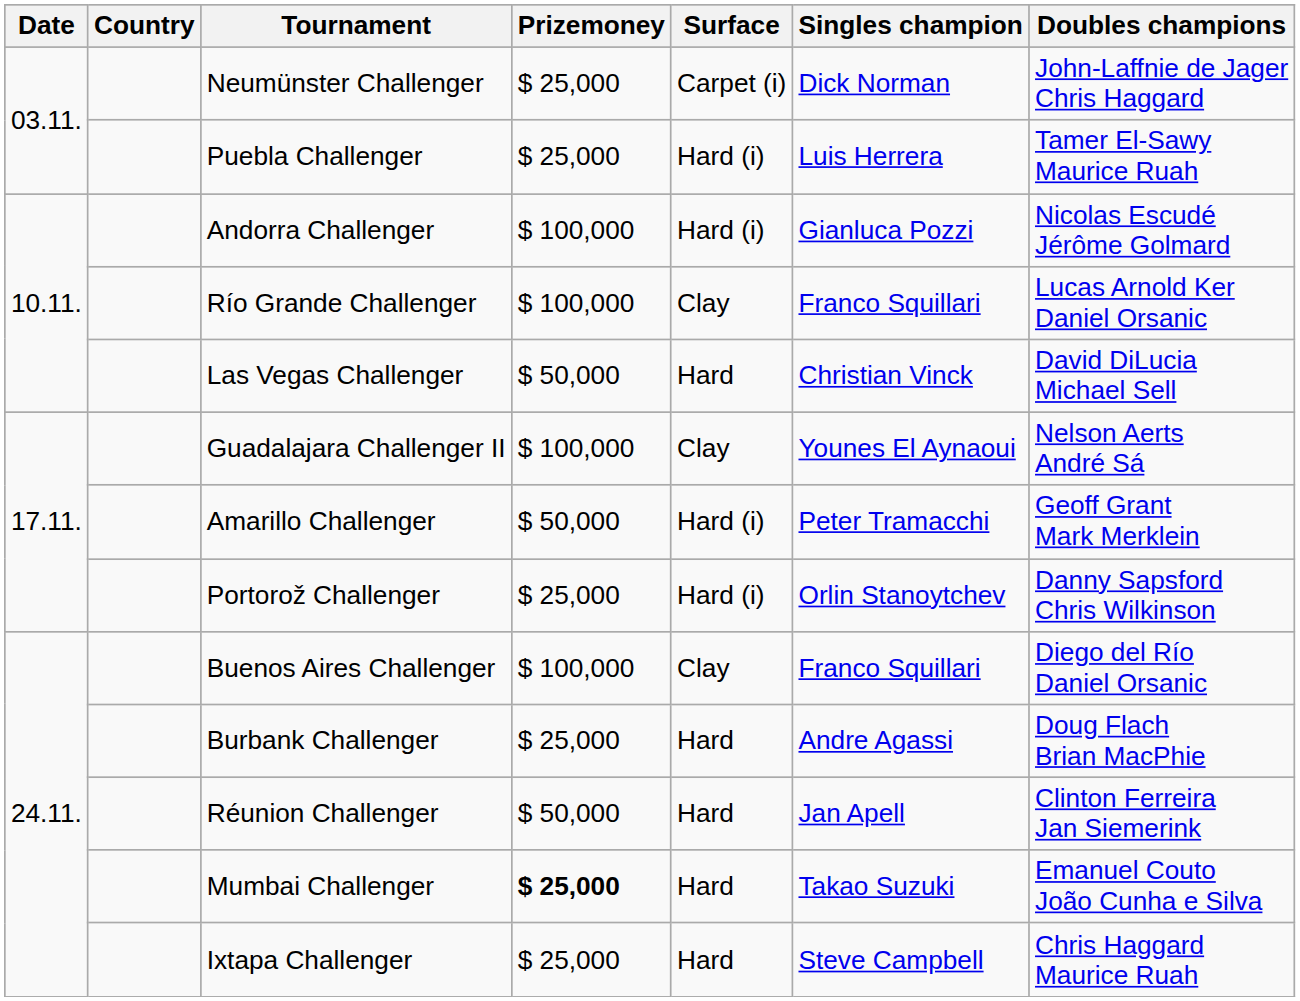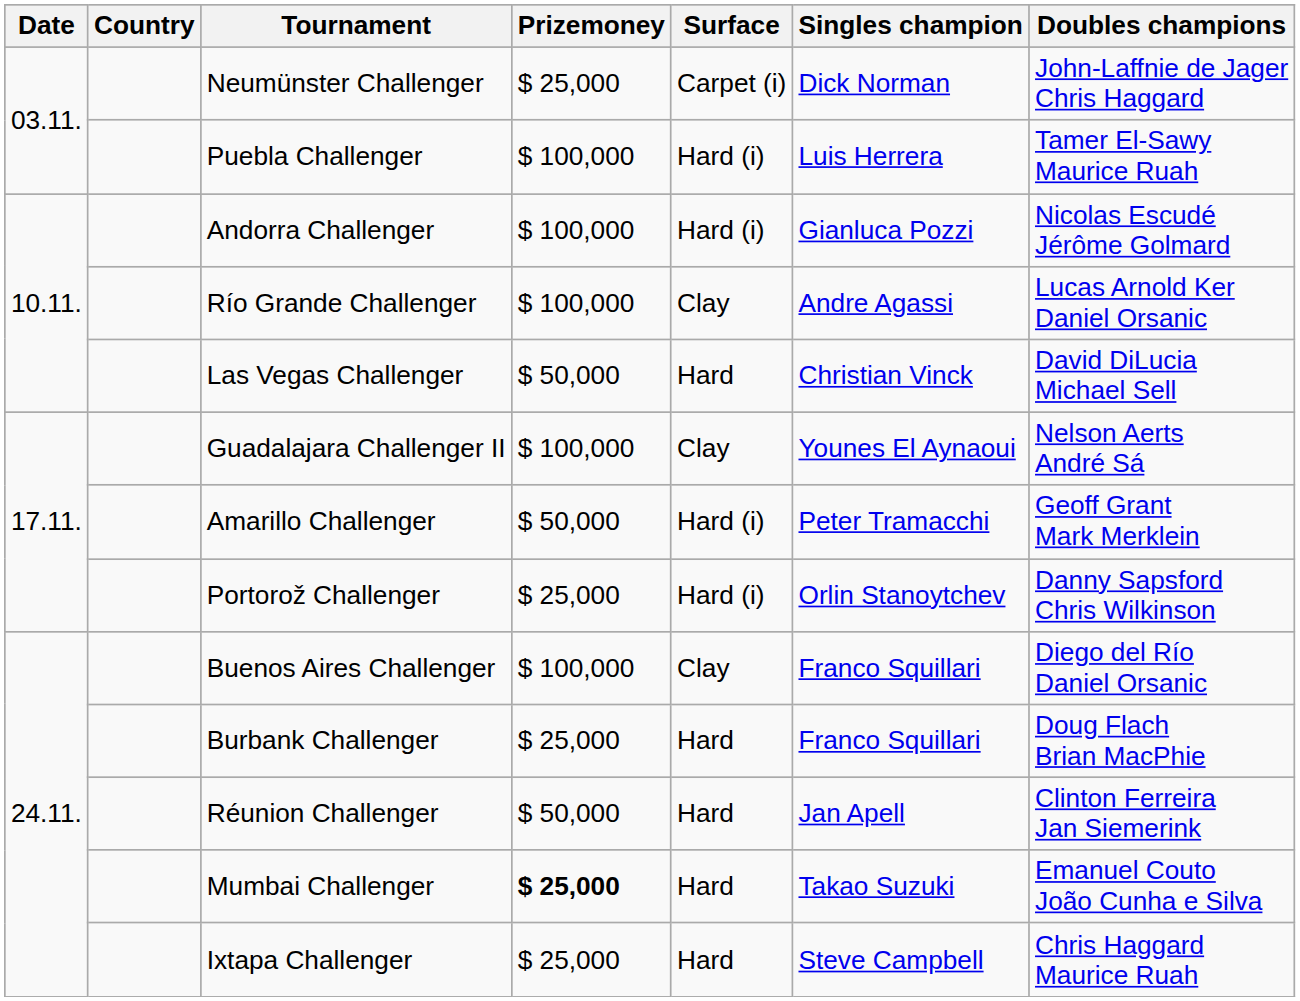(569, 156) $ 25,000 -> (576, 156) $ 100,000
(890, 302) Franco Squillari -> (876, 302) Andre Agassi
(876, 739) Andre Agassi -> (890, 739) Franco Squillari
